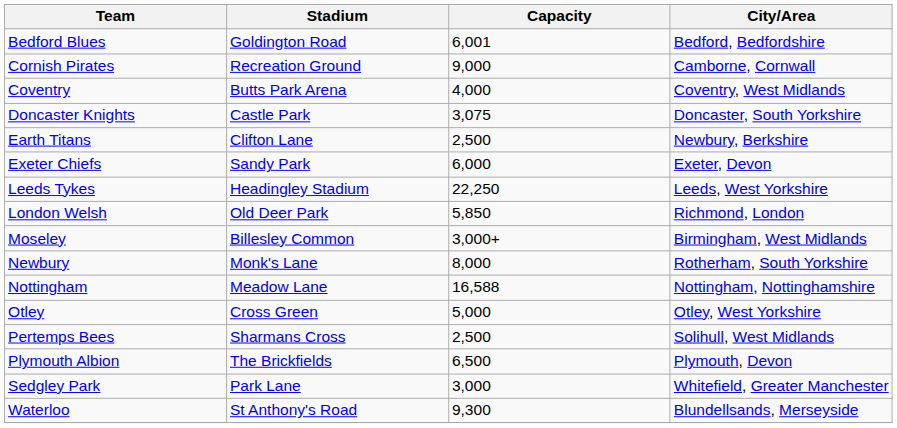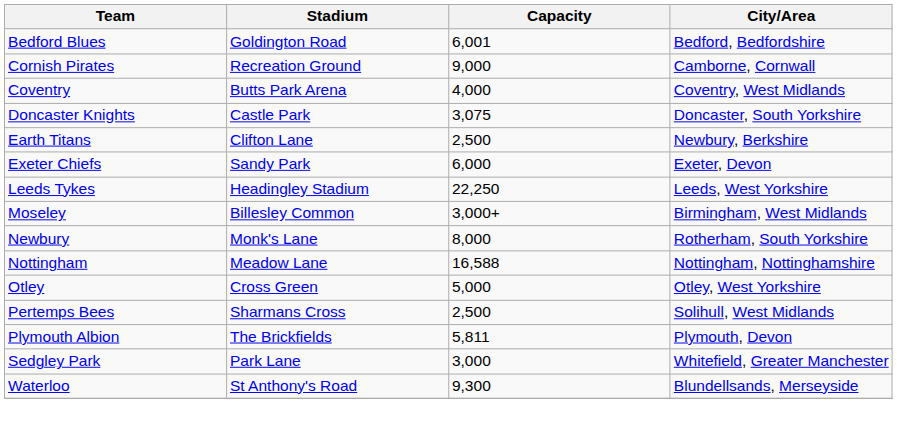- row: (58, 213)
(471, 361) 6,500 -> (471, 336) 5,811
